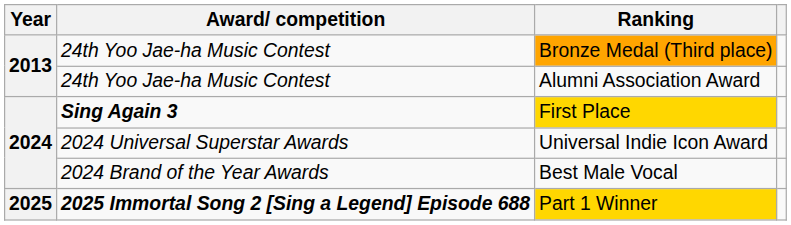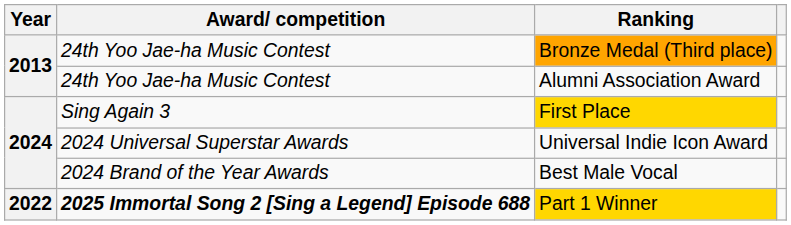(119, 111) bold -> (116, 111) normal
(31, 204) 2025 -> (31, 204) 2022
